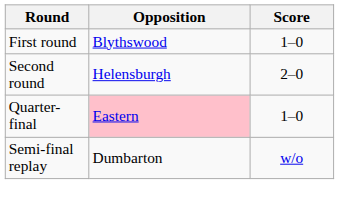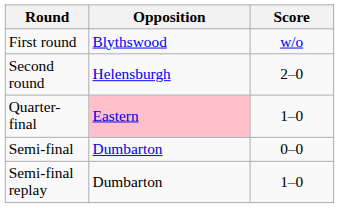(292, 41) 1–0 -> (292, 41) w/o
+ row: (41, 149)
(292, 157) w/o -> (292, 182) 1–0
